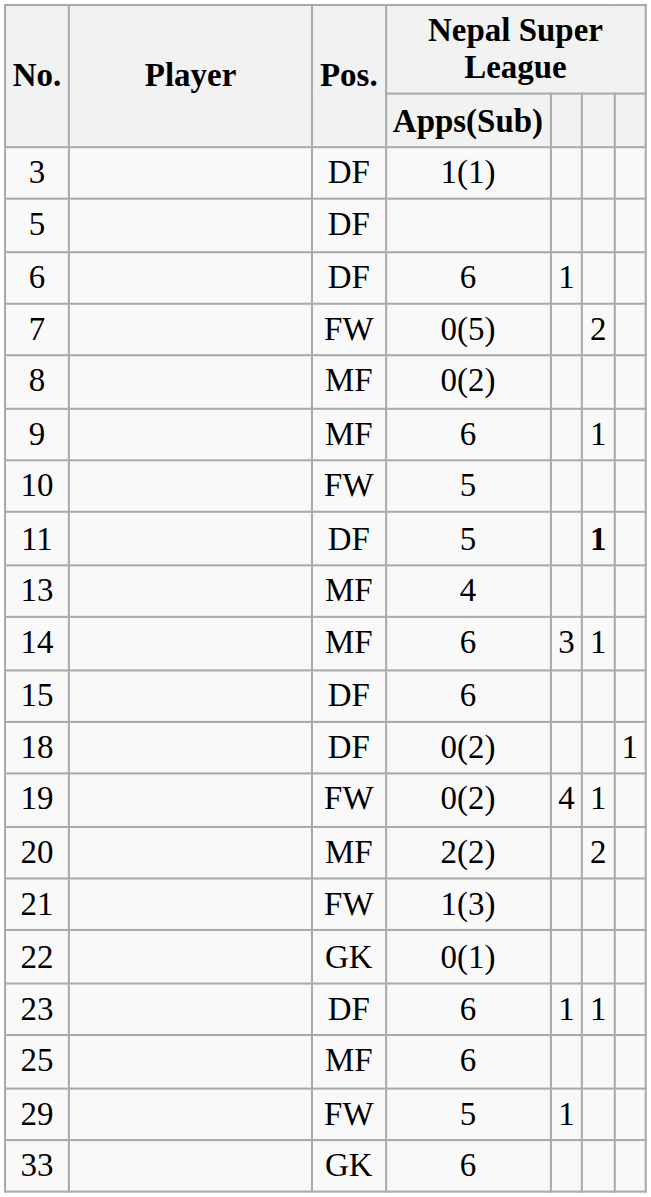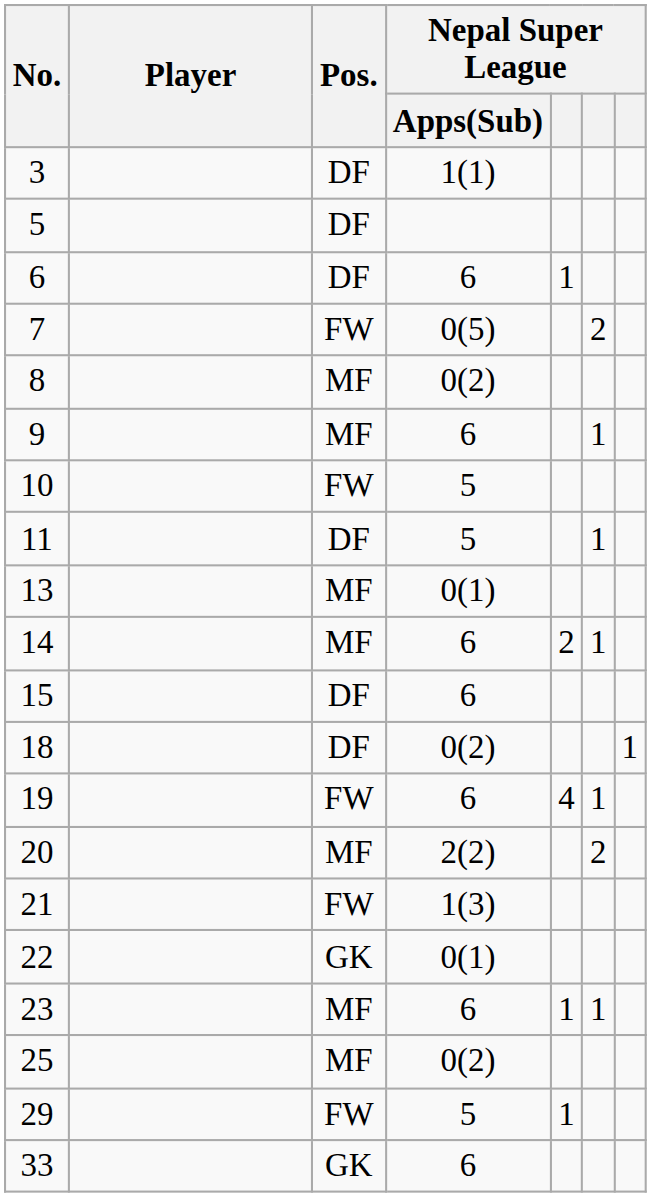(598, 538) bold -> (598, 538) normal
(468, 590) 4 -> (468, 590) 0(1)
(567, 642) 3 -> (567, 642) 2
(468, 799) 0(2) -> (468, 799) 6
(349, 1008) DF -> (349, 1008) MF
(468, 1060) 6 -> (468, 1060) 0(2)
